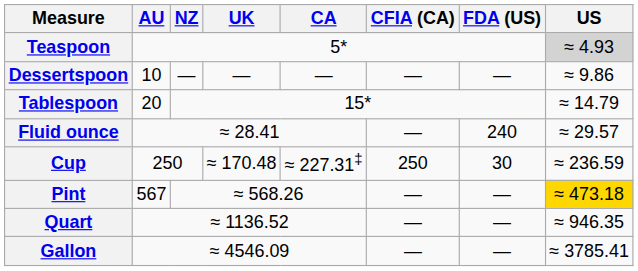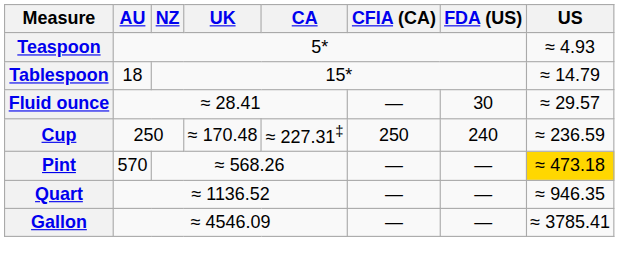(589, 47) lightgrey background -> (570, 47) no background
- row: (68, 75)
(151, 103) 20 -> (132, 75) 18
(502, 132) 240 -> (483, 103) 30
(502, 163) 30 -> (483, 134) 240
(151, 194) 567 -> (132, 165) 570
